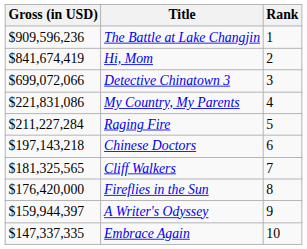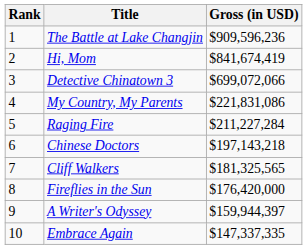columns swapped: (282, 15) <-> (53, 15)
